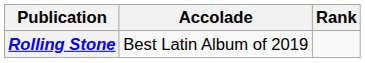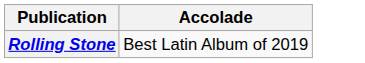- column: (336, 17)
